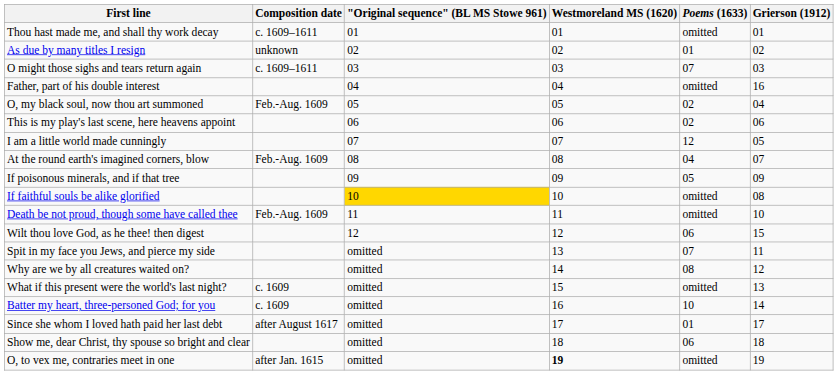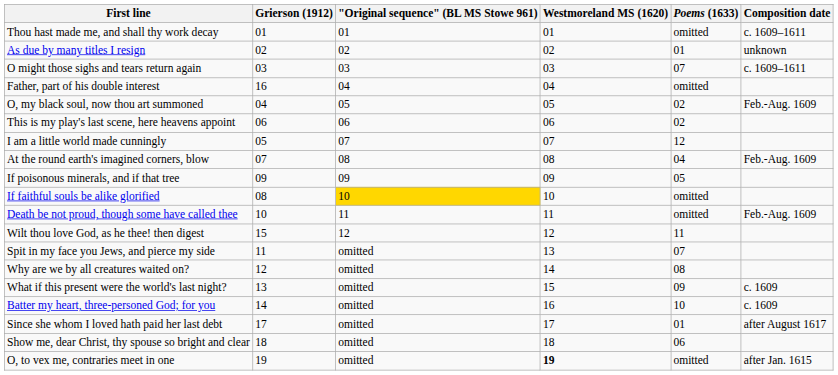columns swapped: (299, 13) <-> (792, 13)
(688, 232) 06 -> (679, 232) 11
(700, 287) omitted -> (679, 287) 09
